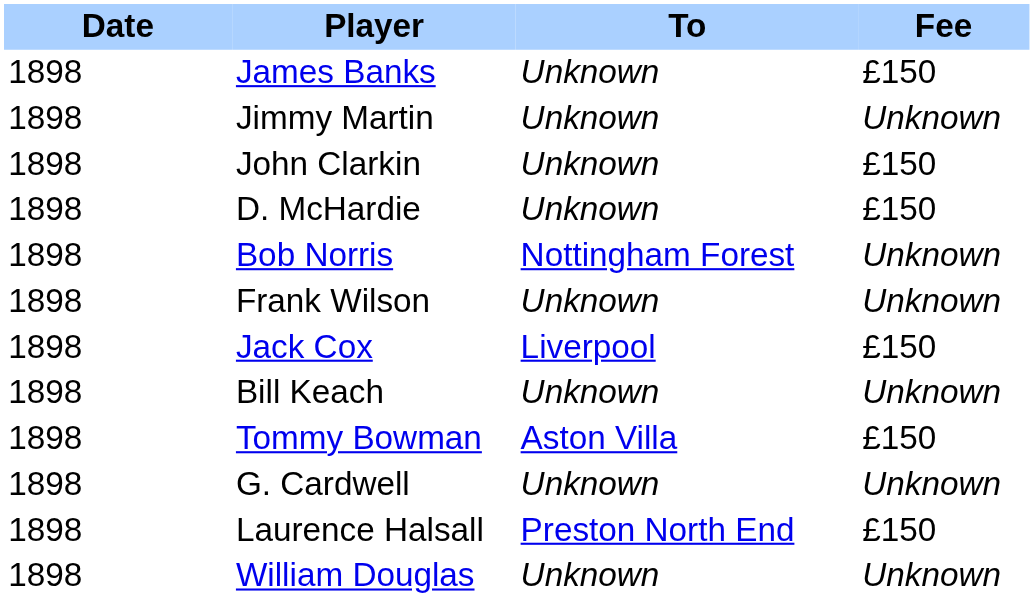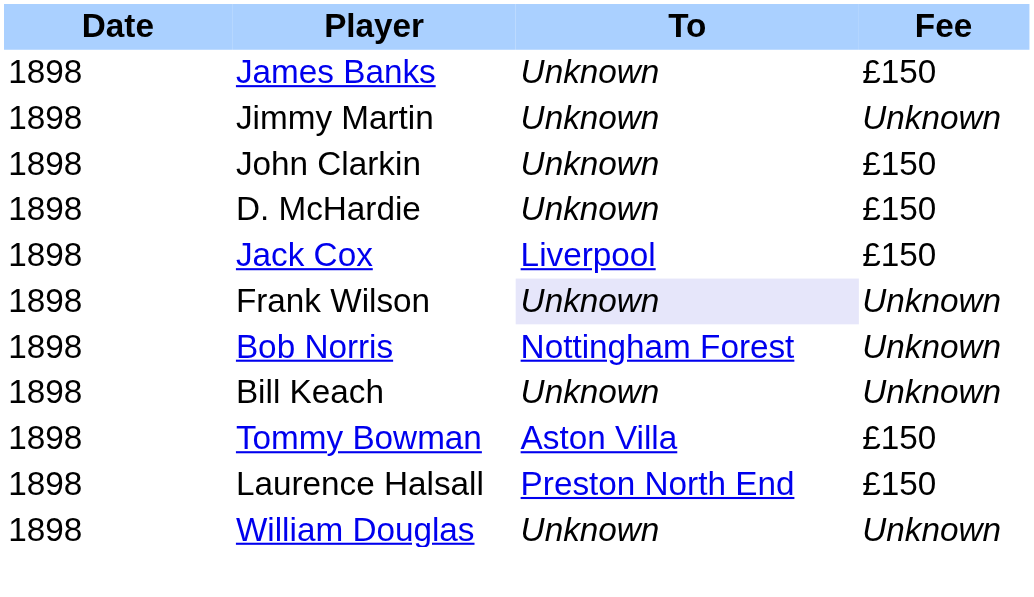rows swapped: (315, 255) <-> (304, 346)
(590, 300) no background -> (590, 300) lavender background
- row: (323, 483)
